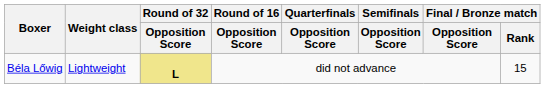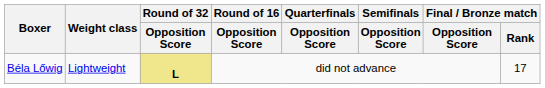(520, 69) 15 -> (520, 69) 17
